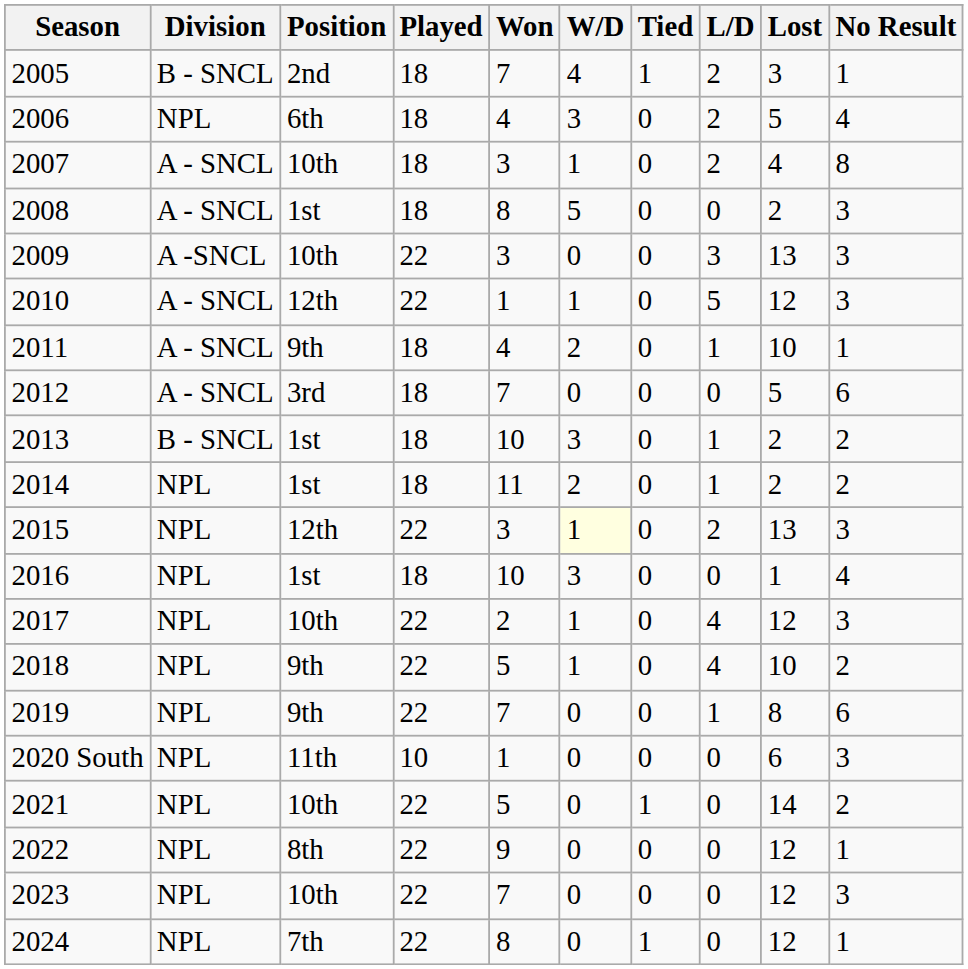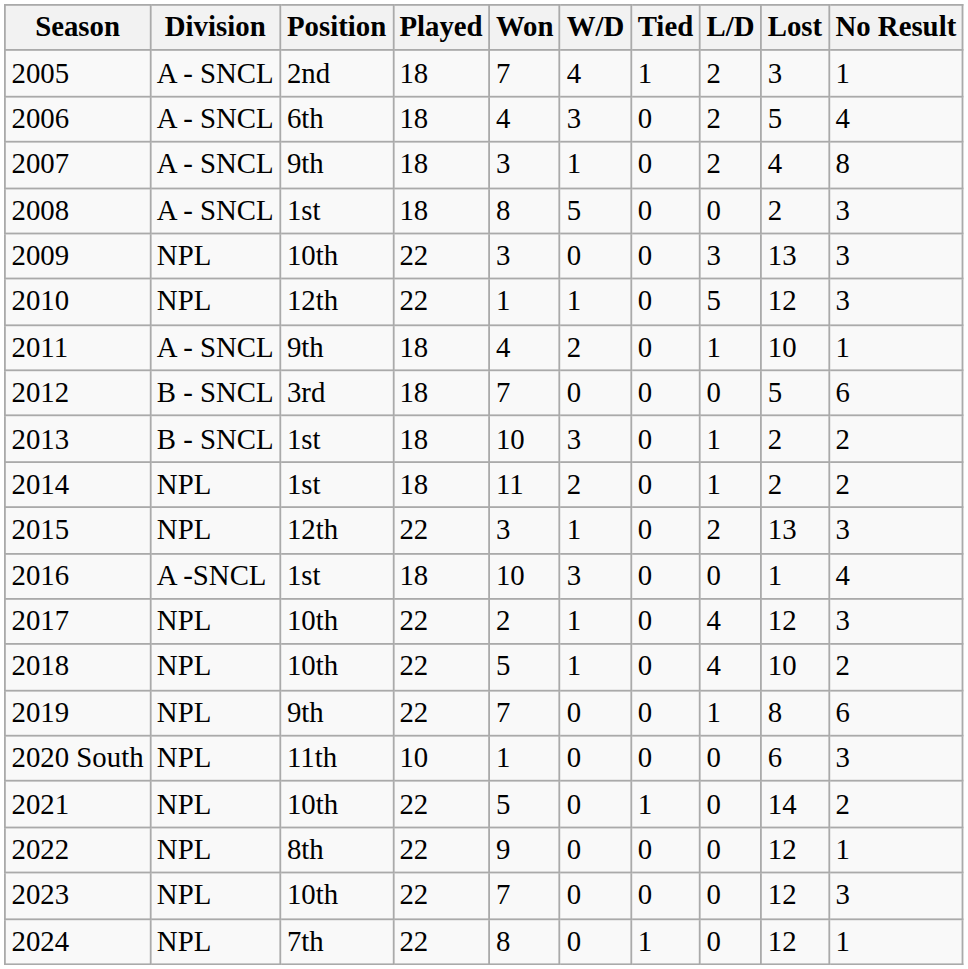(215, 73) B - SNCL -> (215, 73) A - SNCL
(184, 118) NPL -> (215, 118) A - SNCL
(313, 164) 10th -> (305, 164) 9th
(212, 255) A -SNCL -> (184, 255) NPL
(215, 301) A - SNCL -> (184, 301) NPL
(215, 392) A - SNCL -> (215, 392) B - SNCL
(574, 529) lightyellow background -> (574, 529) no background
(184, 575) NPL -> (212, 575) A -SNCL
(305, 666) 9th -> (313, 666) 10th
